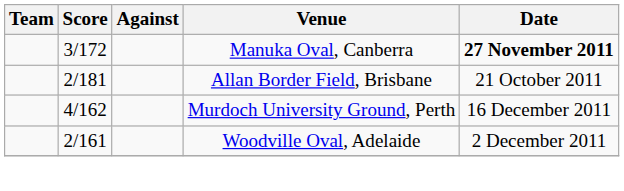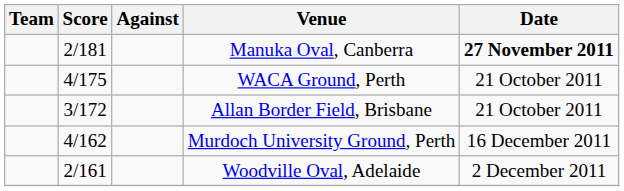(85, 49) 3/172 -> (85, 49) 2/181
+ row: (321, 79)
(85, 79) 2/181 -> (85, 110) 3/172
